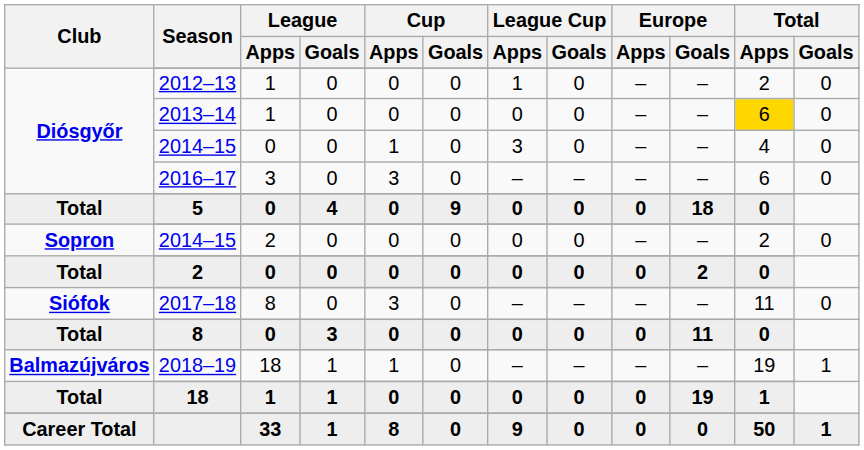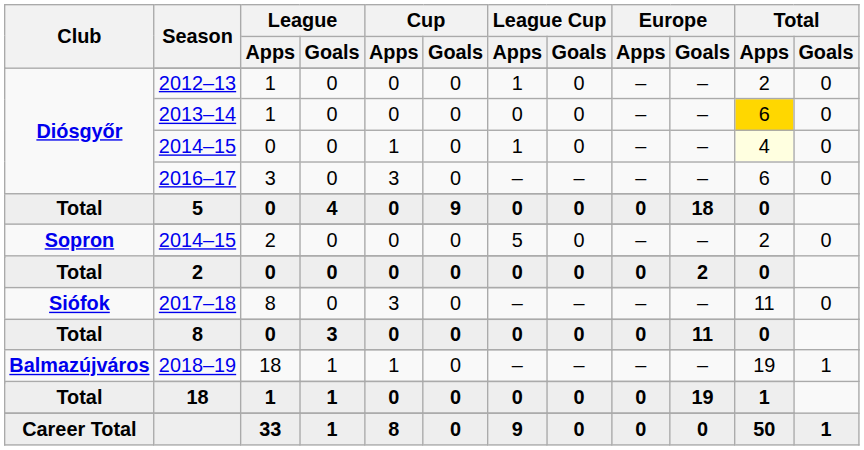(517, 146) 3 -> (517, 146) 1
(764, 146) no background -> (764, 146) lightyellow background
(517, 241) 0 -> (517, 241) 5
